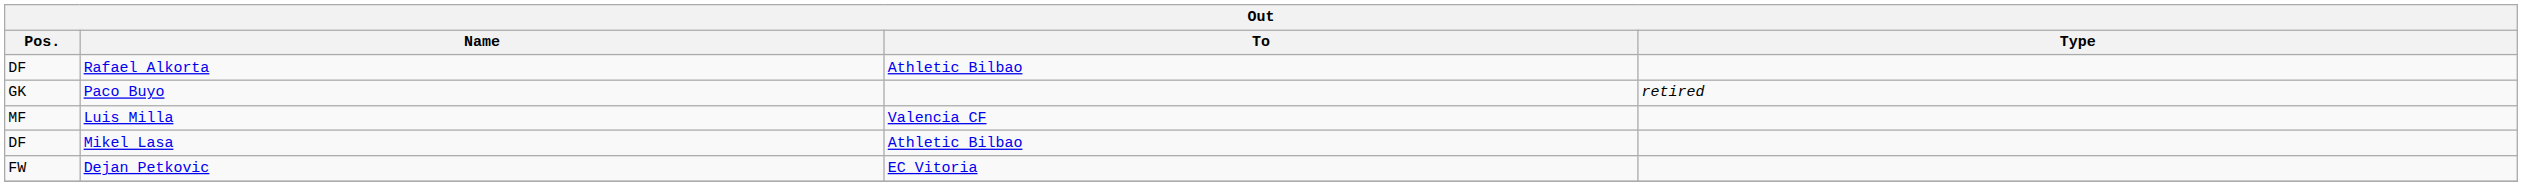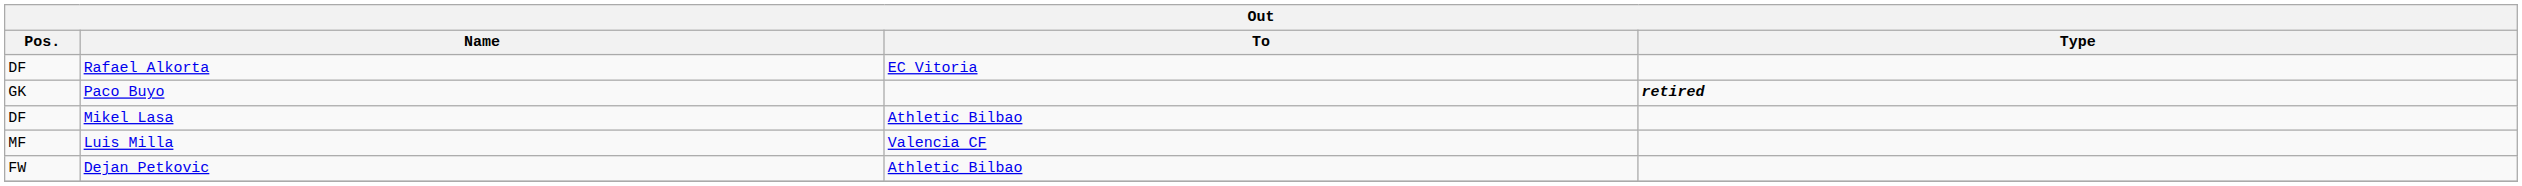(955, 67) Athletic Bilbao -> (933, 67) EC Vitoria
(1673, 92) normal -> (1673, 92) bold
rows swapped: (129, 118) <-> (129, 143)
(933, 168) EC Vitoria -> (955, 168) Athletic Bilbao
